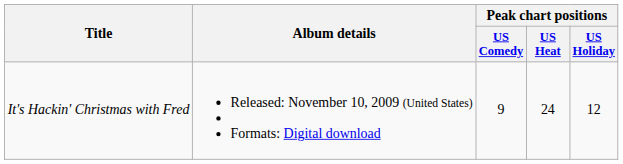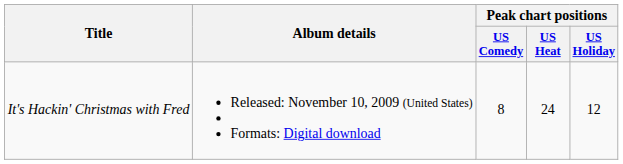(501, 110) 9 -> (501, 110) 8
